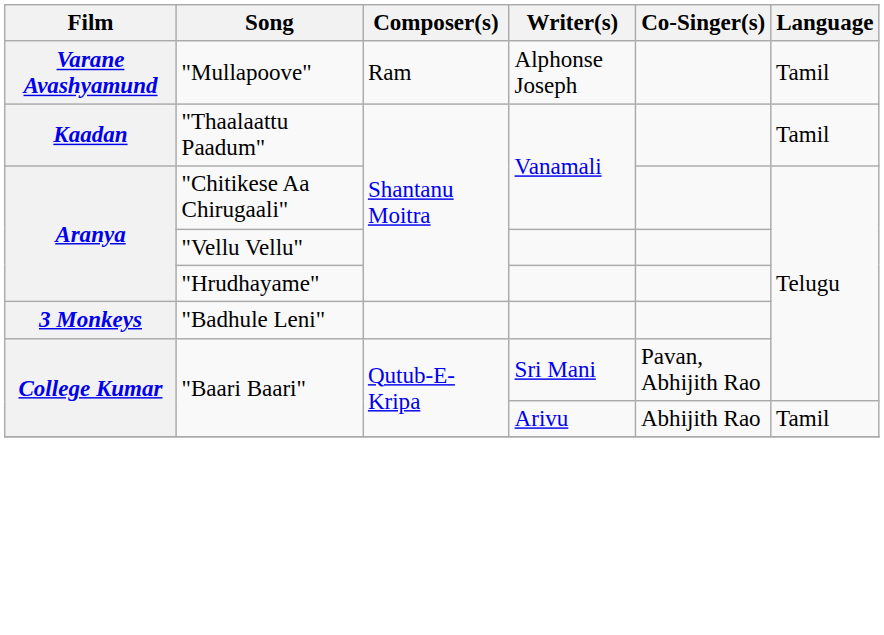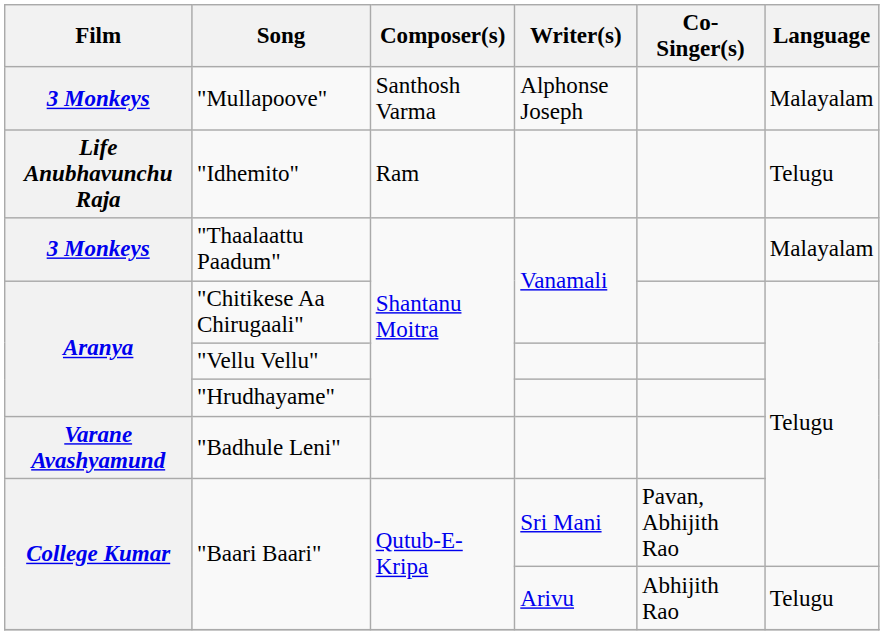(90, 72) Varane Avashyamund -> (98, 98) 3 Monkeys
(390, 72) Ram -> (418, 98) Santhosh Varma
(803, 72) Tamil -> (822, 98) Malayalam
+ row: (248, 173)
(90, 134) Kaadan -> (98, 249) 3 Monkeys
(803, 134) Tamil -> (822, 249) Malayalam
(90, 319) 3 Monkeys -> (98, 447) Varane Avashyamund
(803, 418) Tamil -> (802, 597) Telugu
